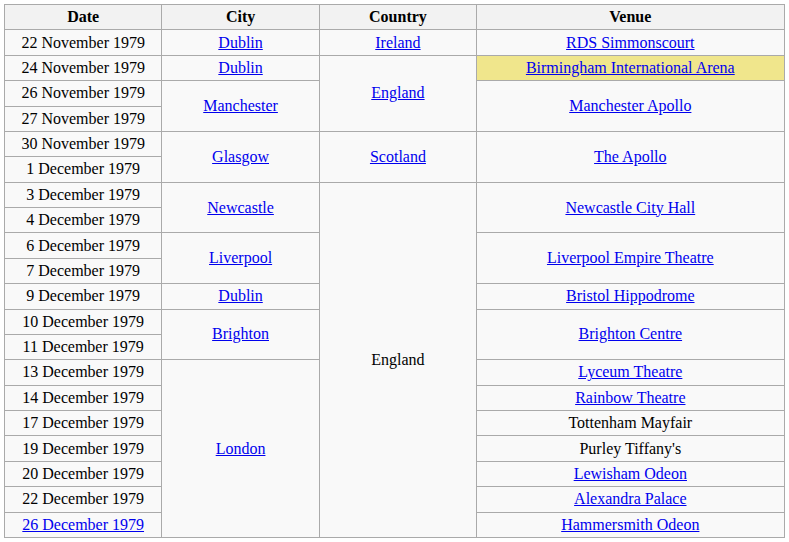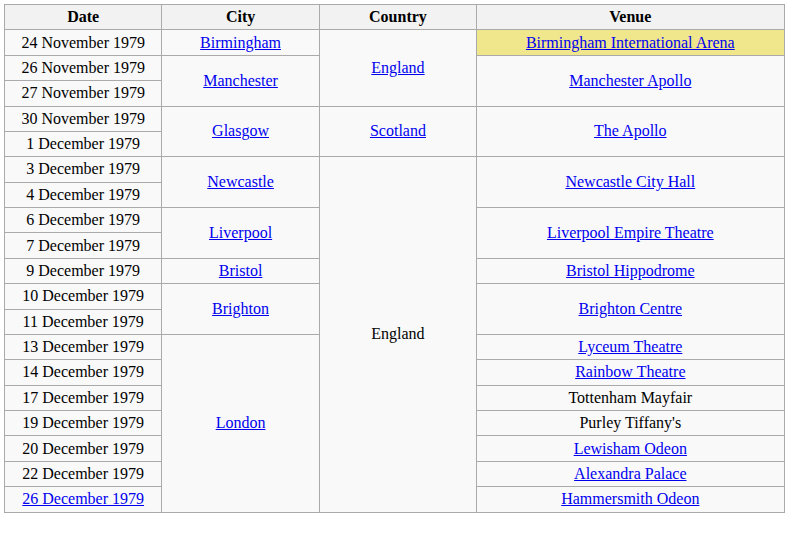- row: (83, 42)
(241, 67) Dublin -> (241, 42) Birmingham
(241, 296) Dublin -> (241, 270) Bristol
